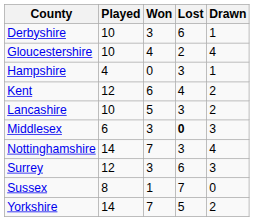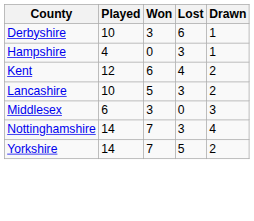- row: (50, 52)
(181, 129) bold -> (181, 110) normal
- row: (25, 168)
- row: (27, 187)
